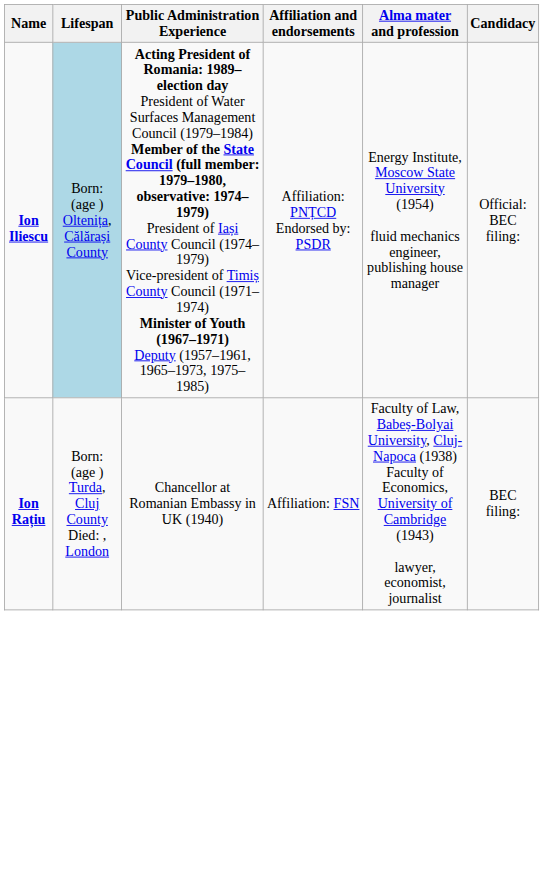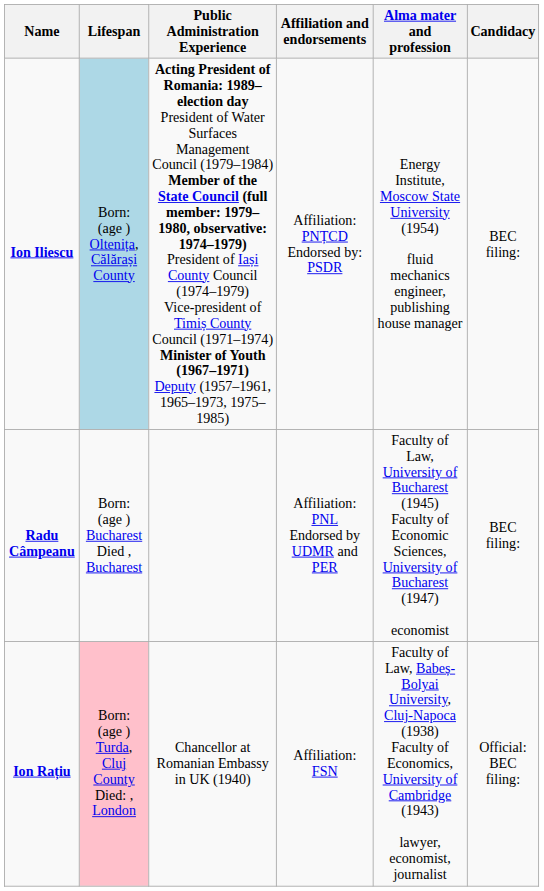(503, 220) Official: BEC filing: -> (503, 243) BEC filing:
+ row: (42, 543)
(87, 503) no background -> (114, 763) pink background
(503, 503) BEC filing: -> (503, 763) Official: BEC filing:
